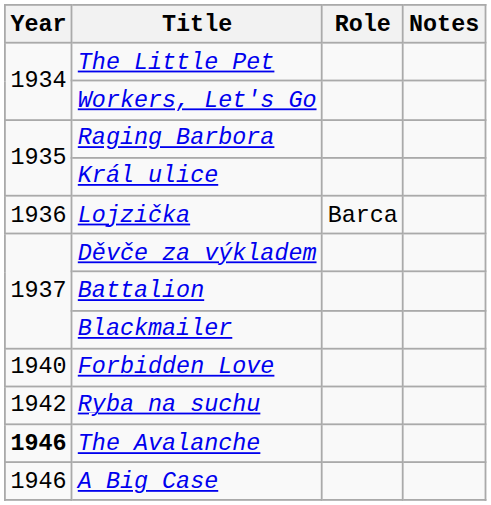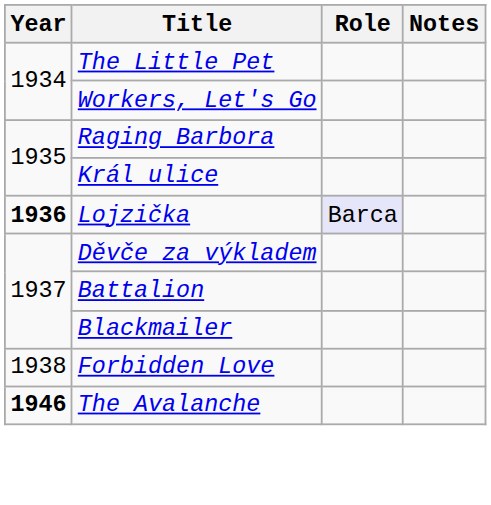(39, 215) normal -> (39, 215) bold
(363, 215) no background -> (363, 215) lavender background
(39, 367) 1940 -> (39, 367) 1938
- row: (169, 405)
- row: (148, 482)
